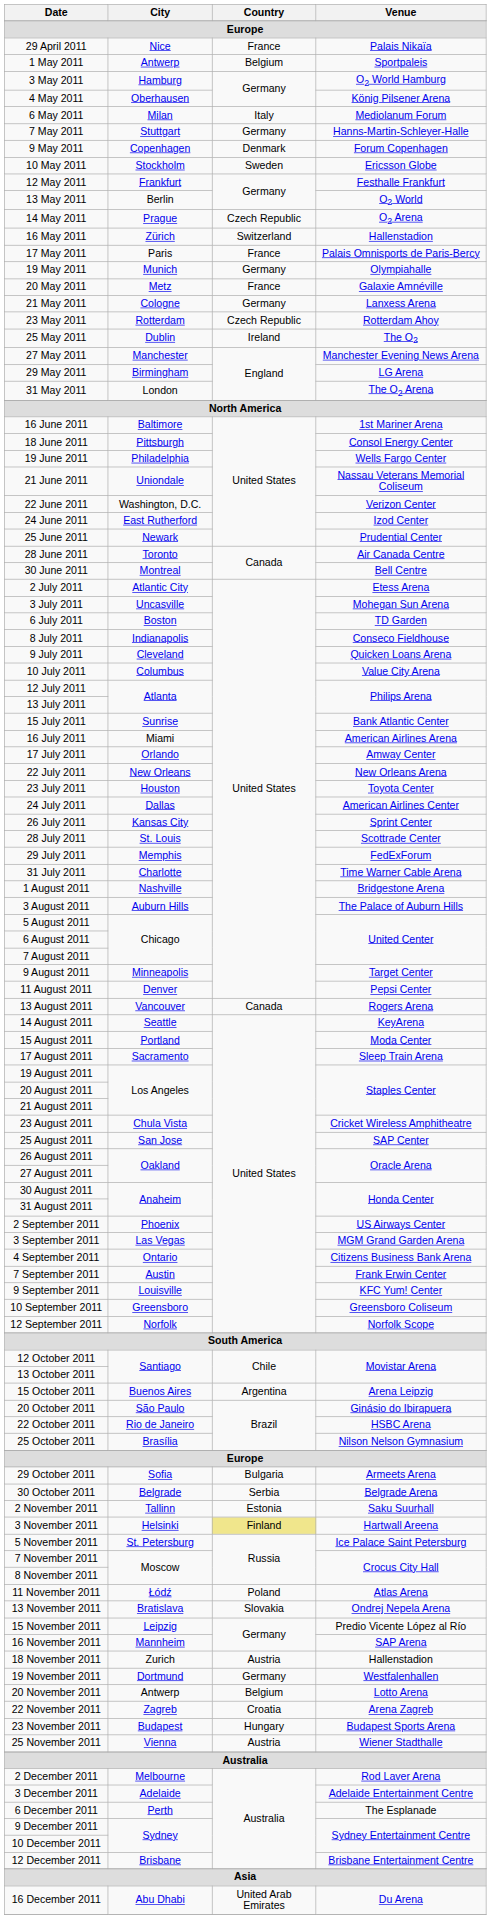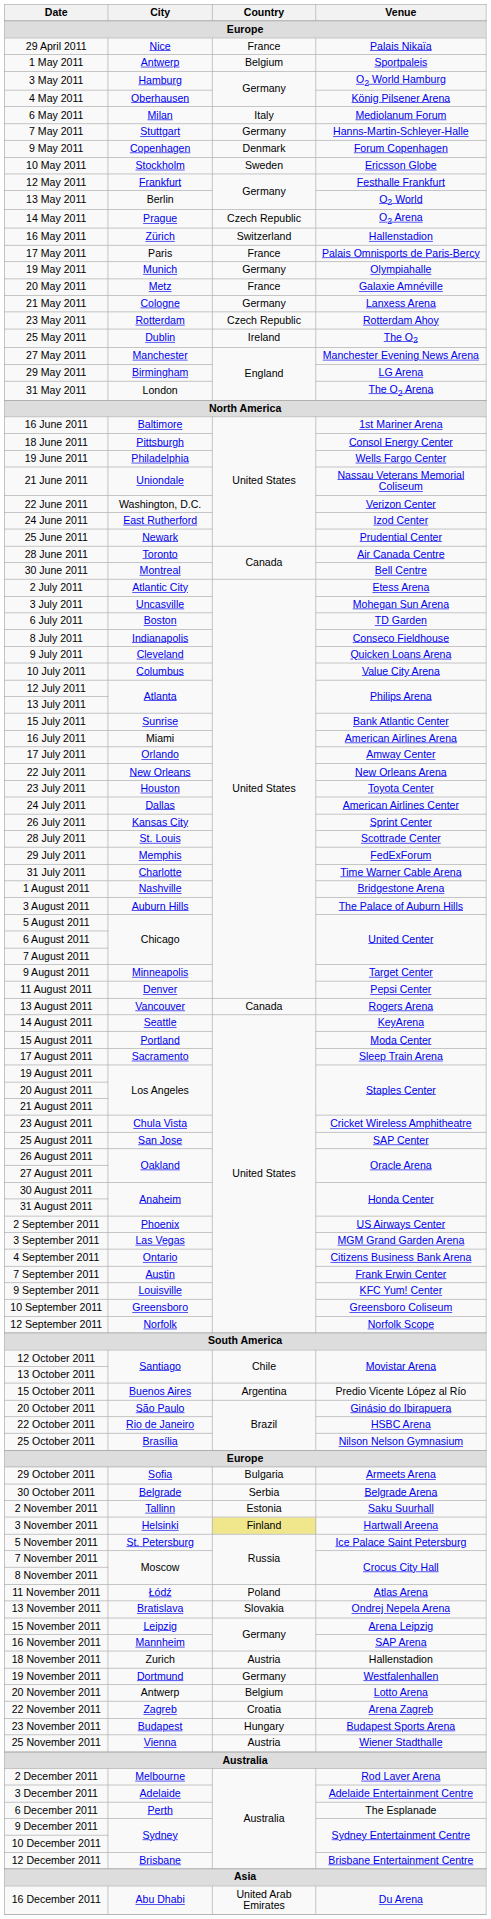(401, 1391) Arena Leipzig -> (401, 1391) Predio Vicente López al Río
(401, 1626) Predio Vicente López al Río -> (401, 1626) Arena Leipzig
